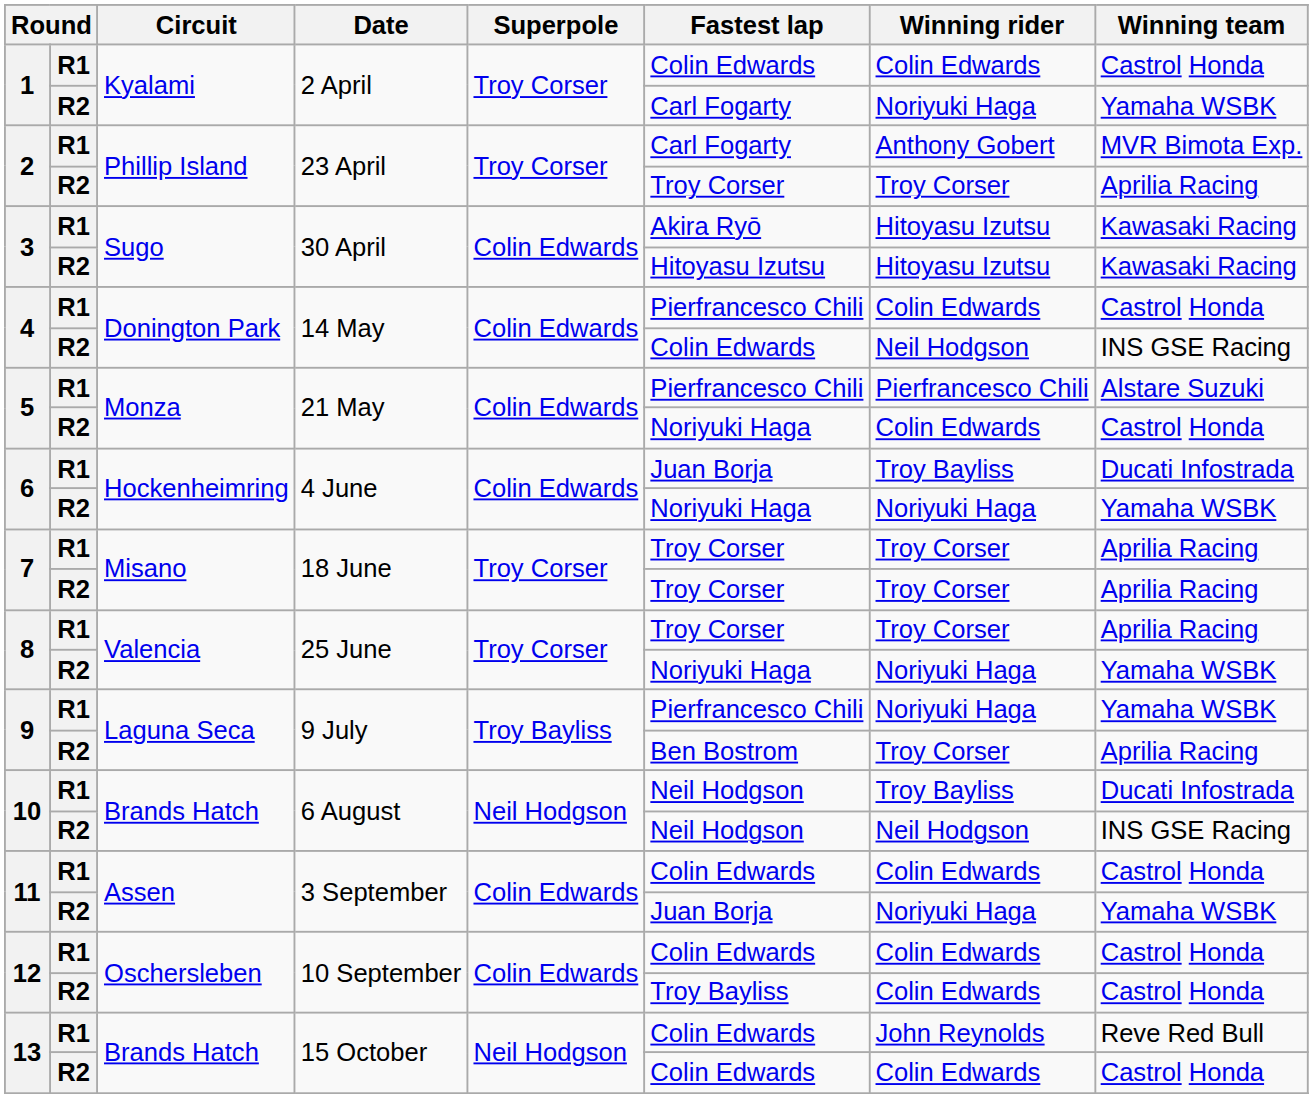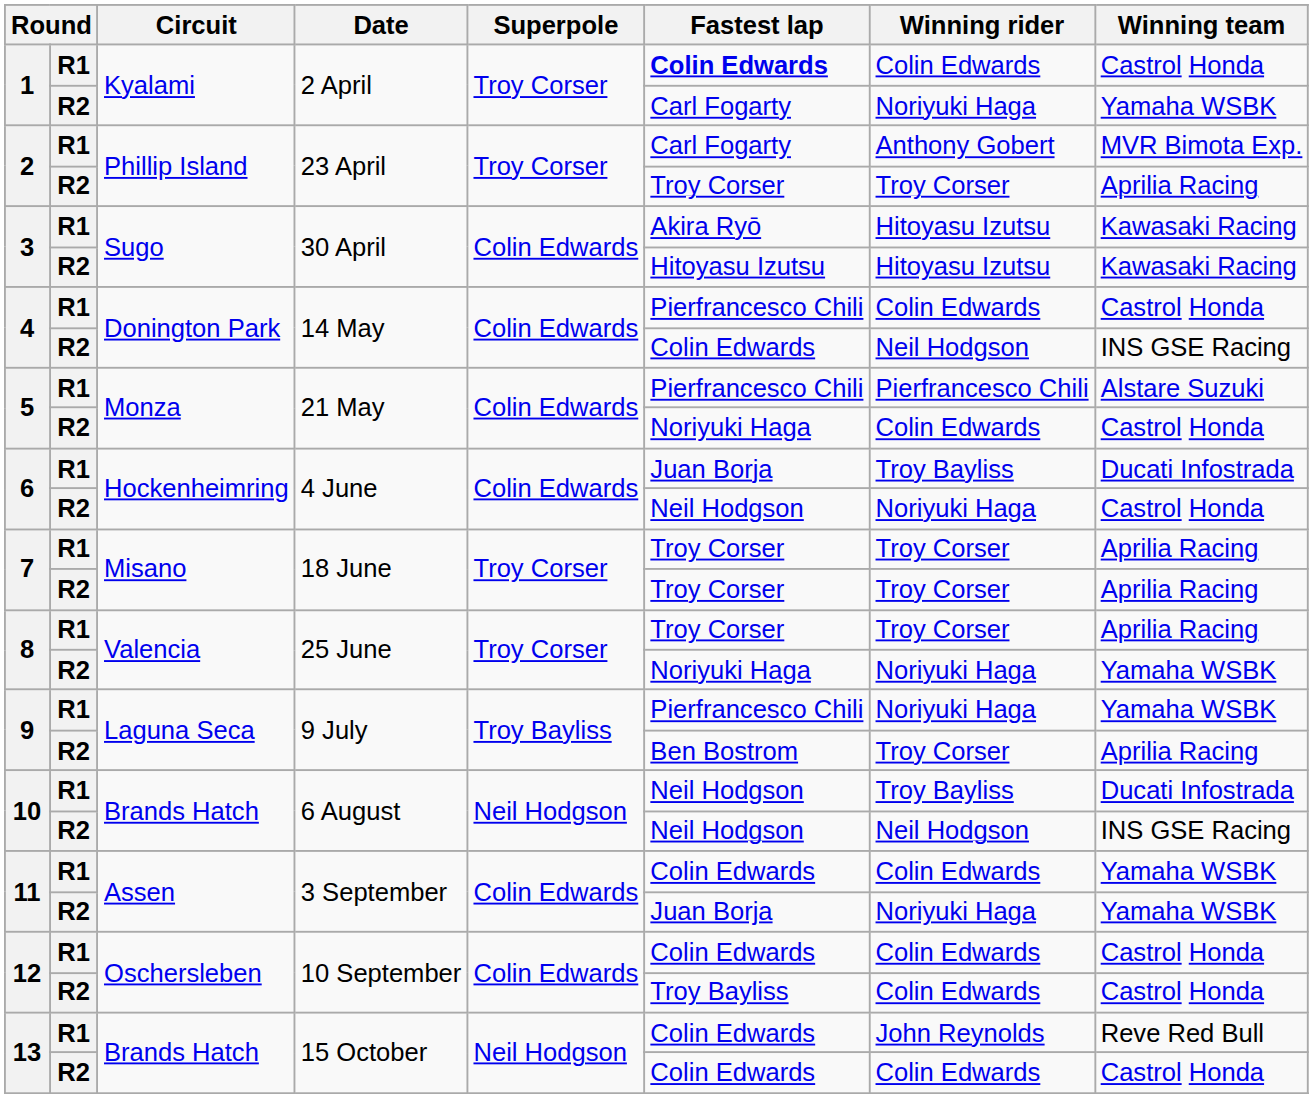(733, 65) normal -> (739, 65) bold
(731, 508) Noriyuki Haga -> (727, 508) Neil Hodgson
(1189, 508) Yamaha WSBK -> (1182, 508) Castrol Honda
(1182, 871) Castrol Honda -> (1189, 871) Yamaha WSBK
